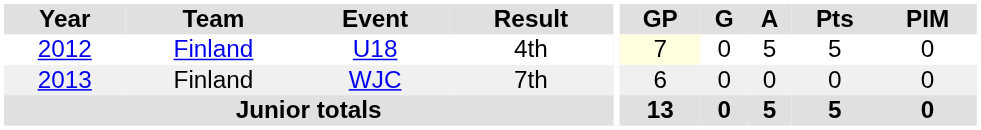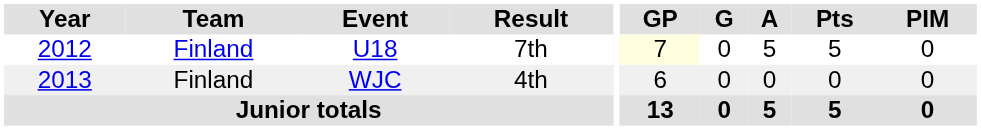(531, 49) 4th -> (531, 49) 7th
(531, 79) 7th -> (531, 79) 4th
